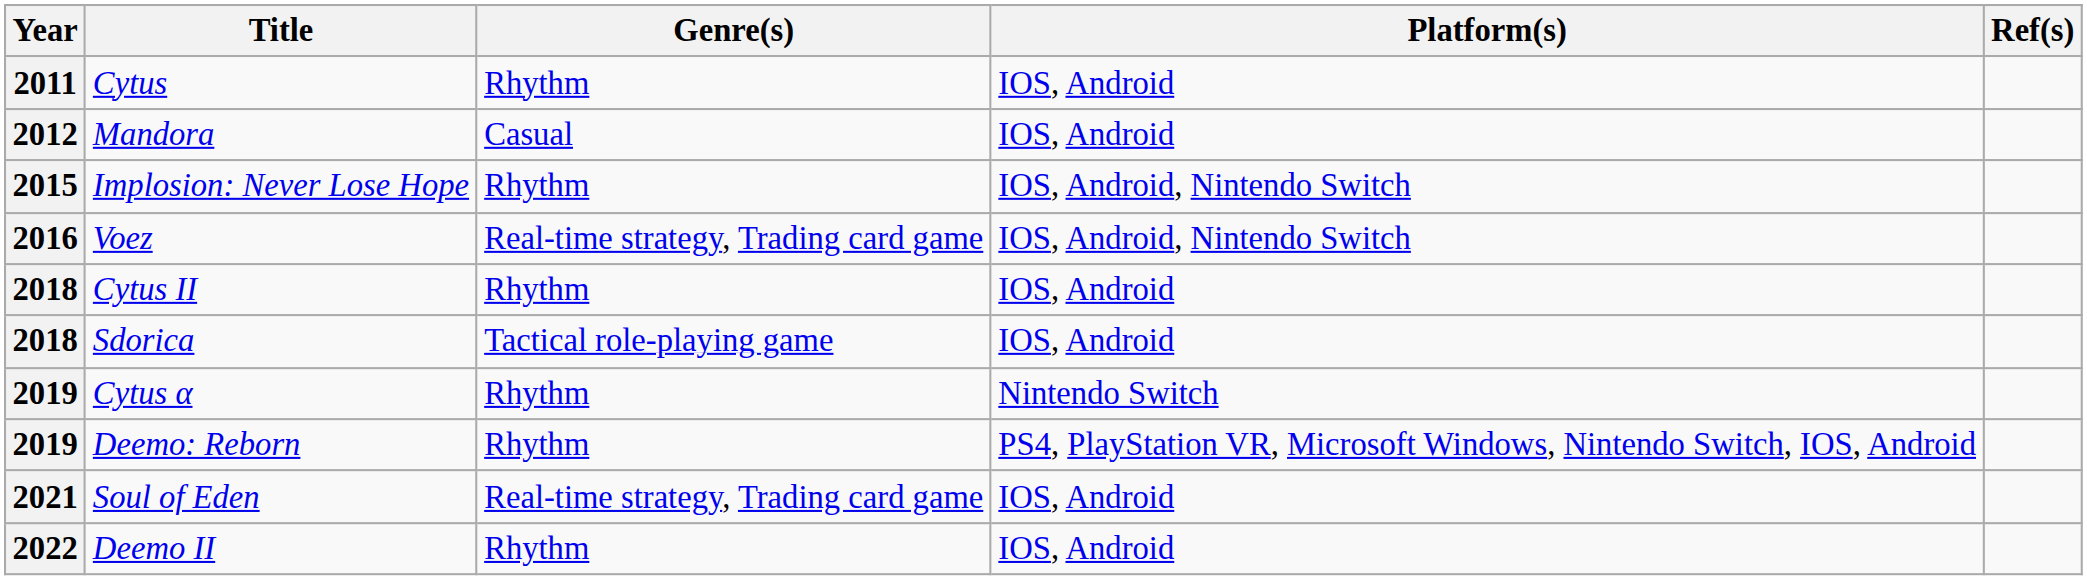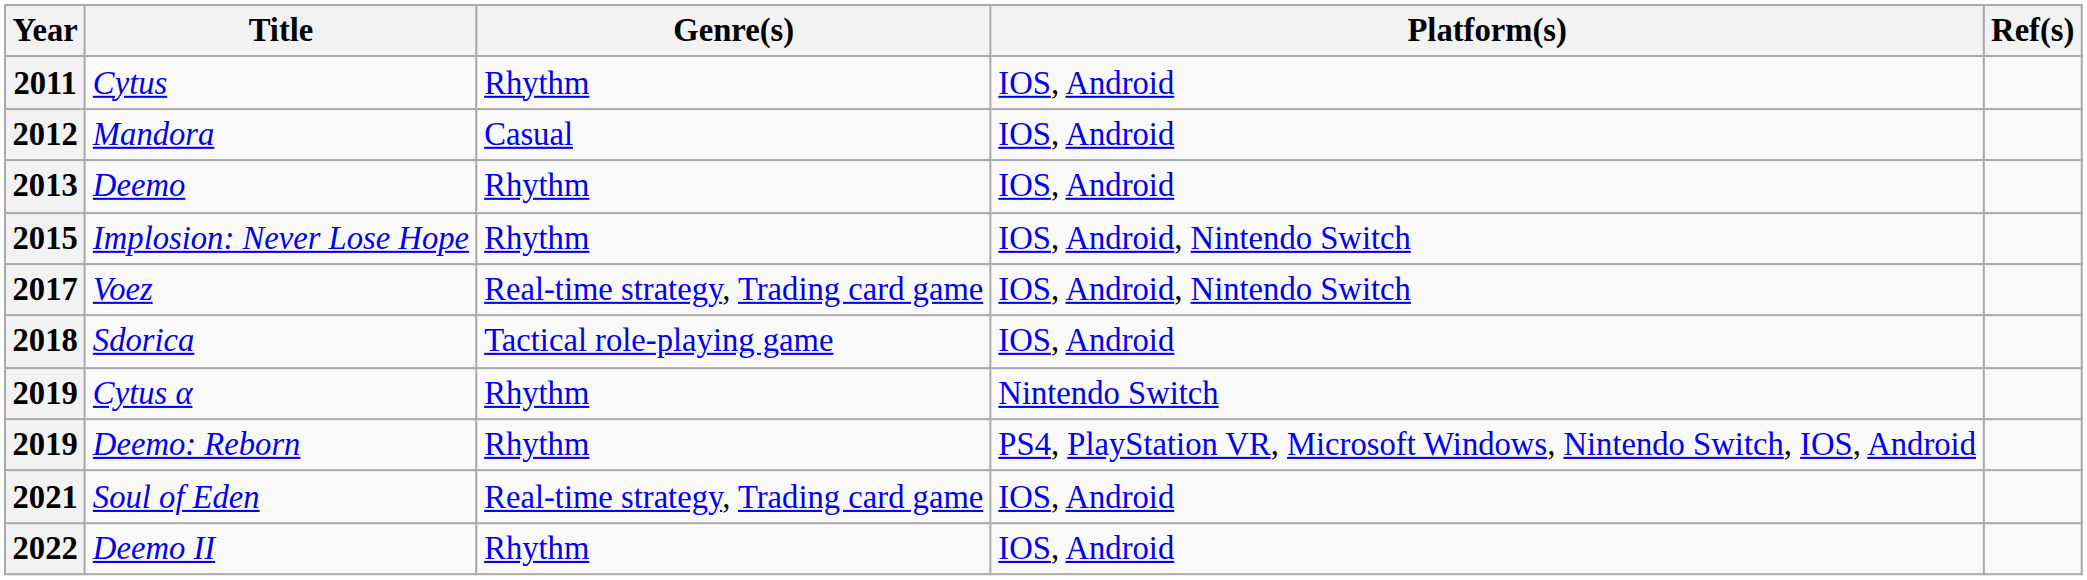+ row: (139, 185)
(45, 237) 2016 -> (45, 289) 2017
- row: (145, 289)
